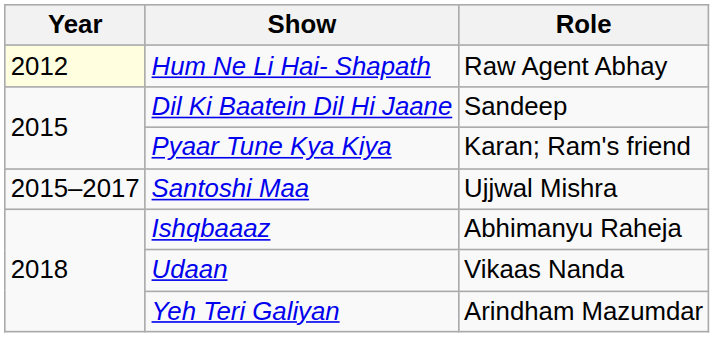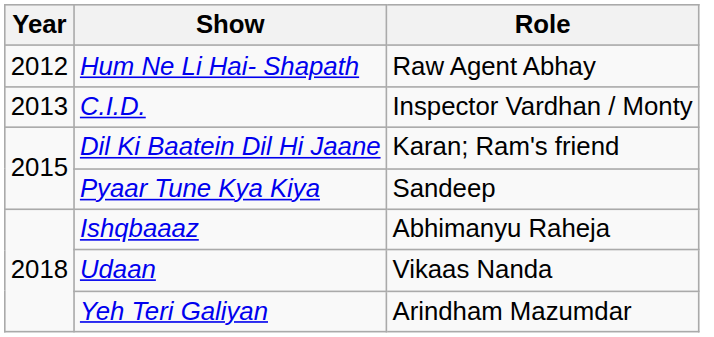(39, 65) lightyellow background -> (39, 65) no background
+ row: (113, 106)
(516, 106) Sandeep -> (506, 147) Karan; Ram's friend
(578, 147) Karan; Ram's friend -> (444, 188) Sandeep
- row: (230, 188)
